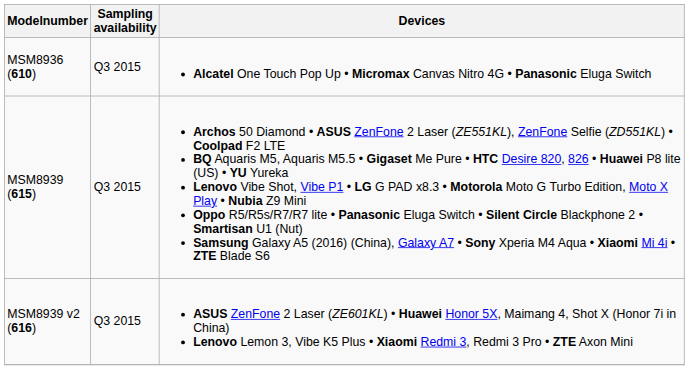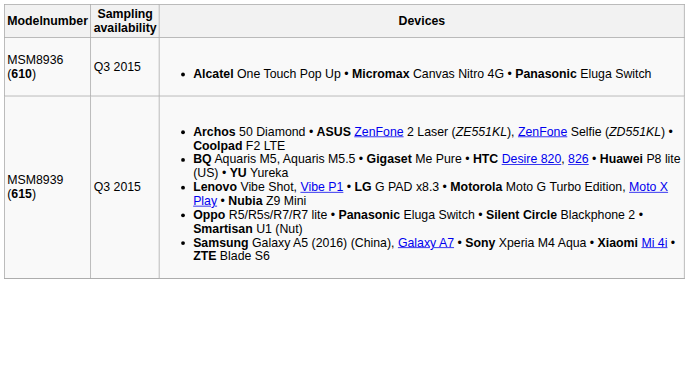- row: (44, 321)
